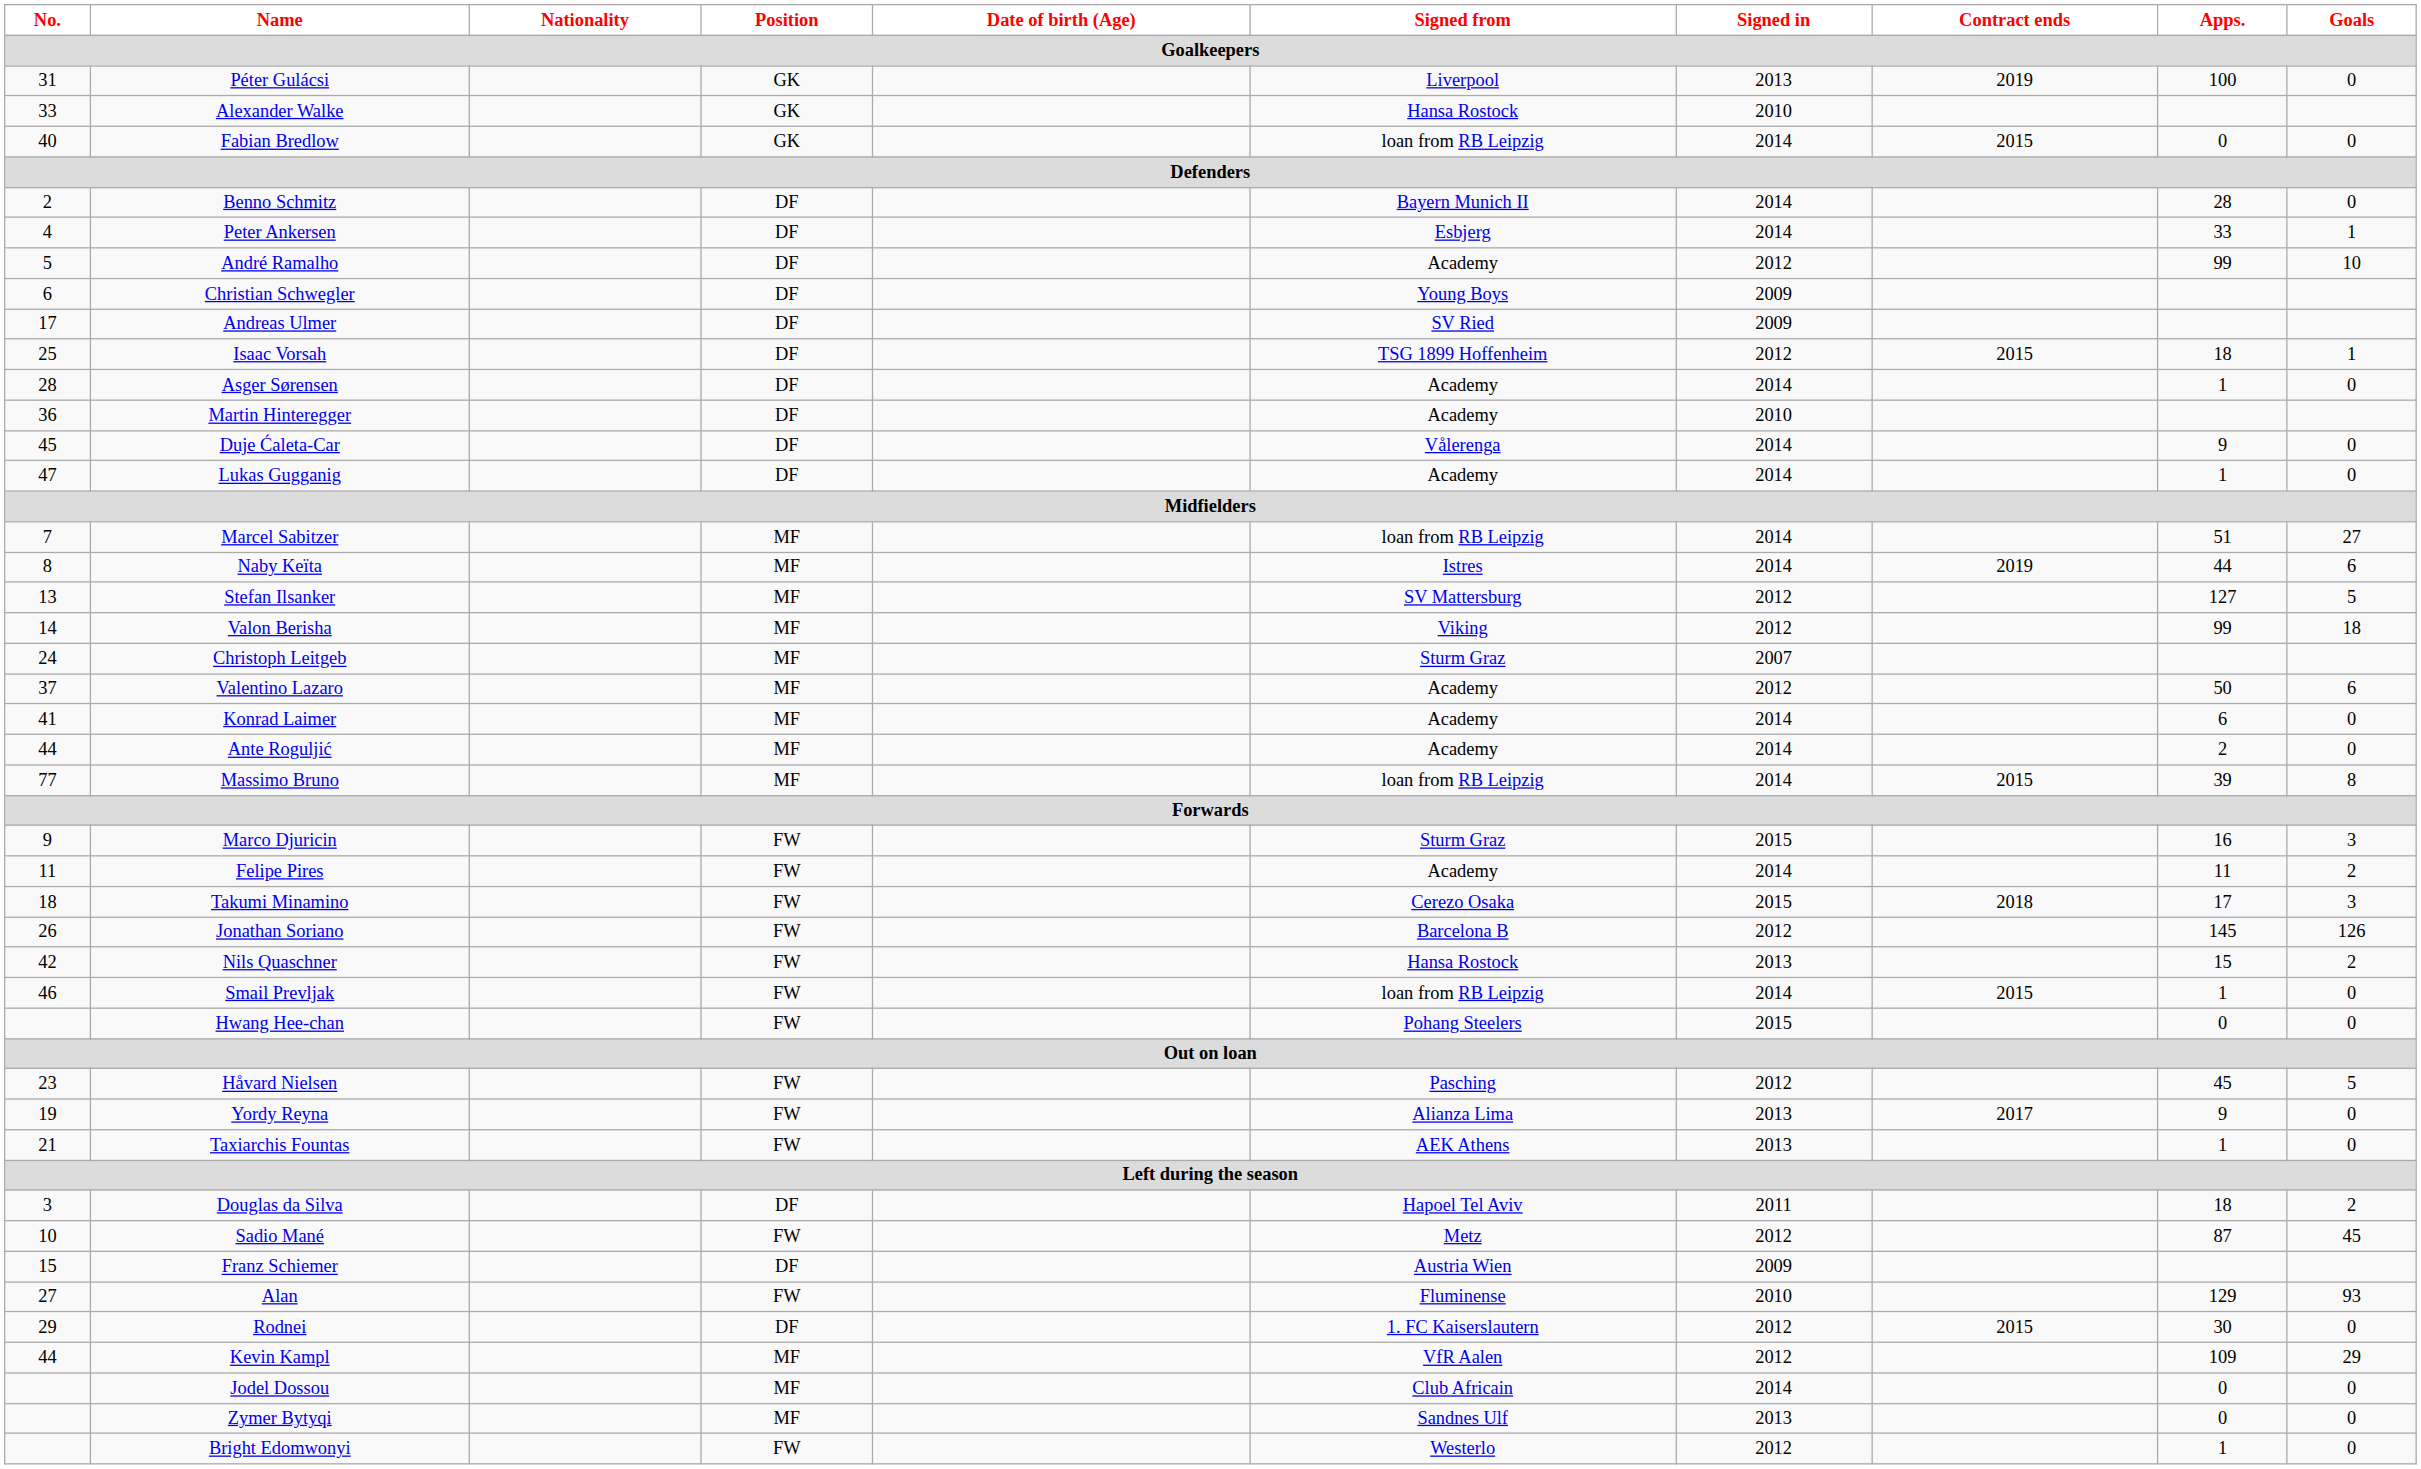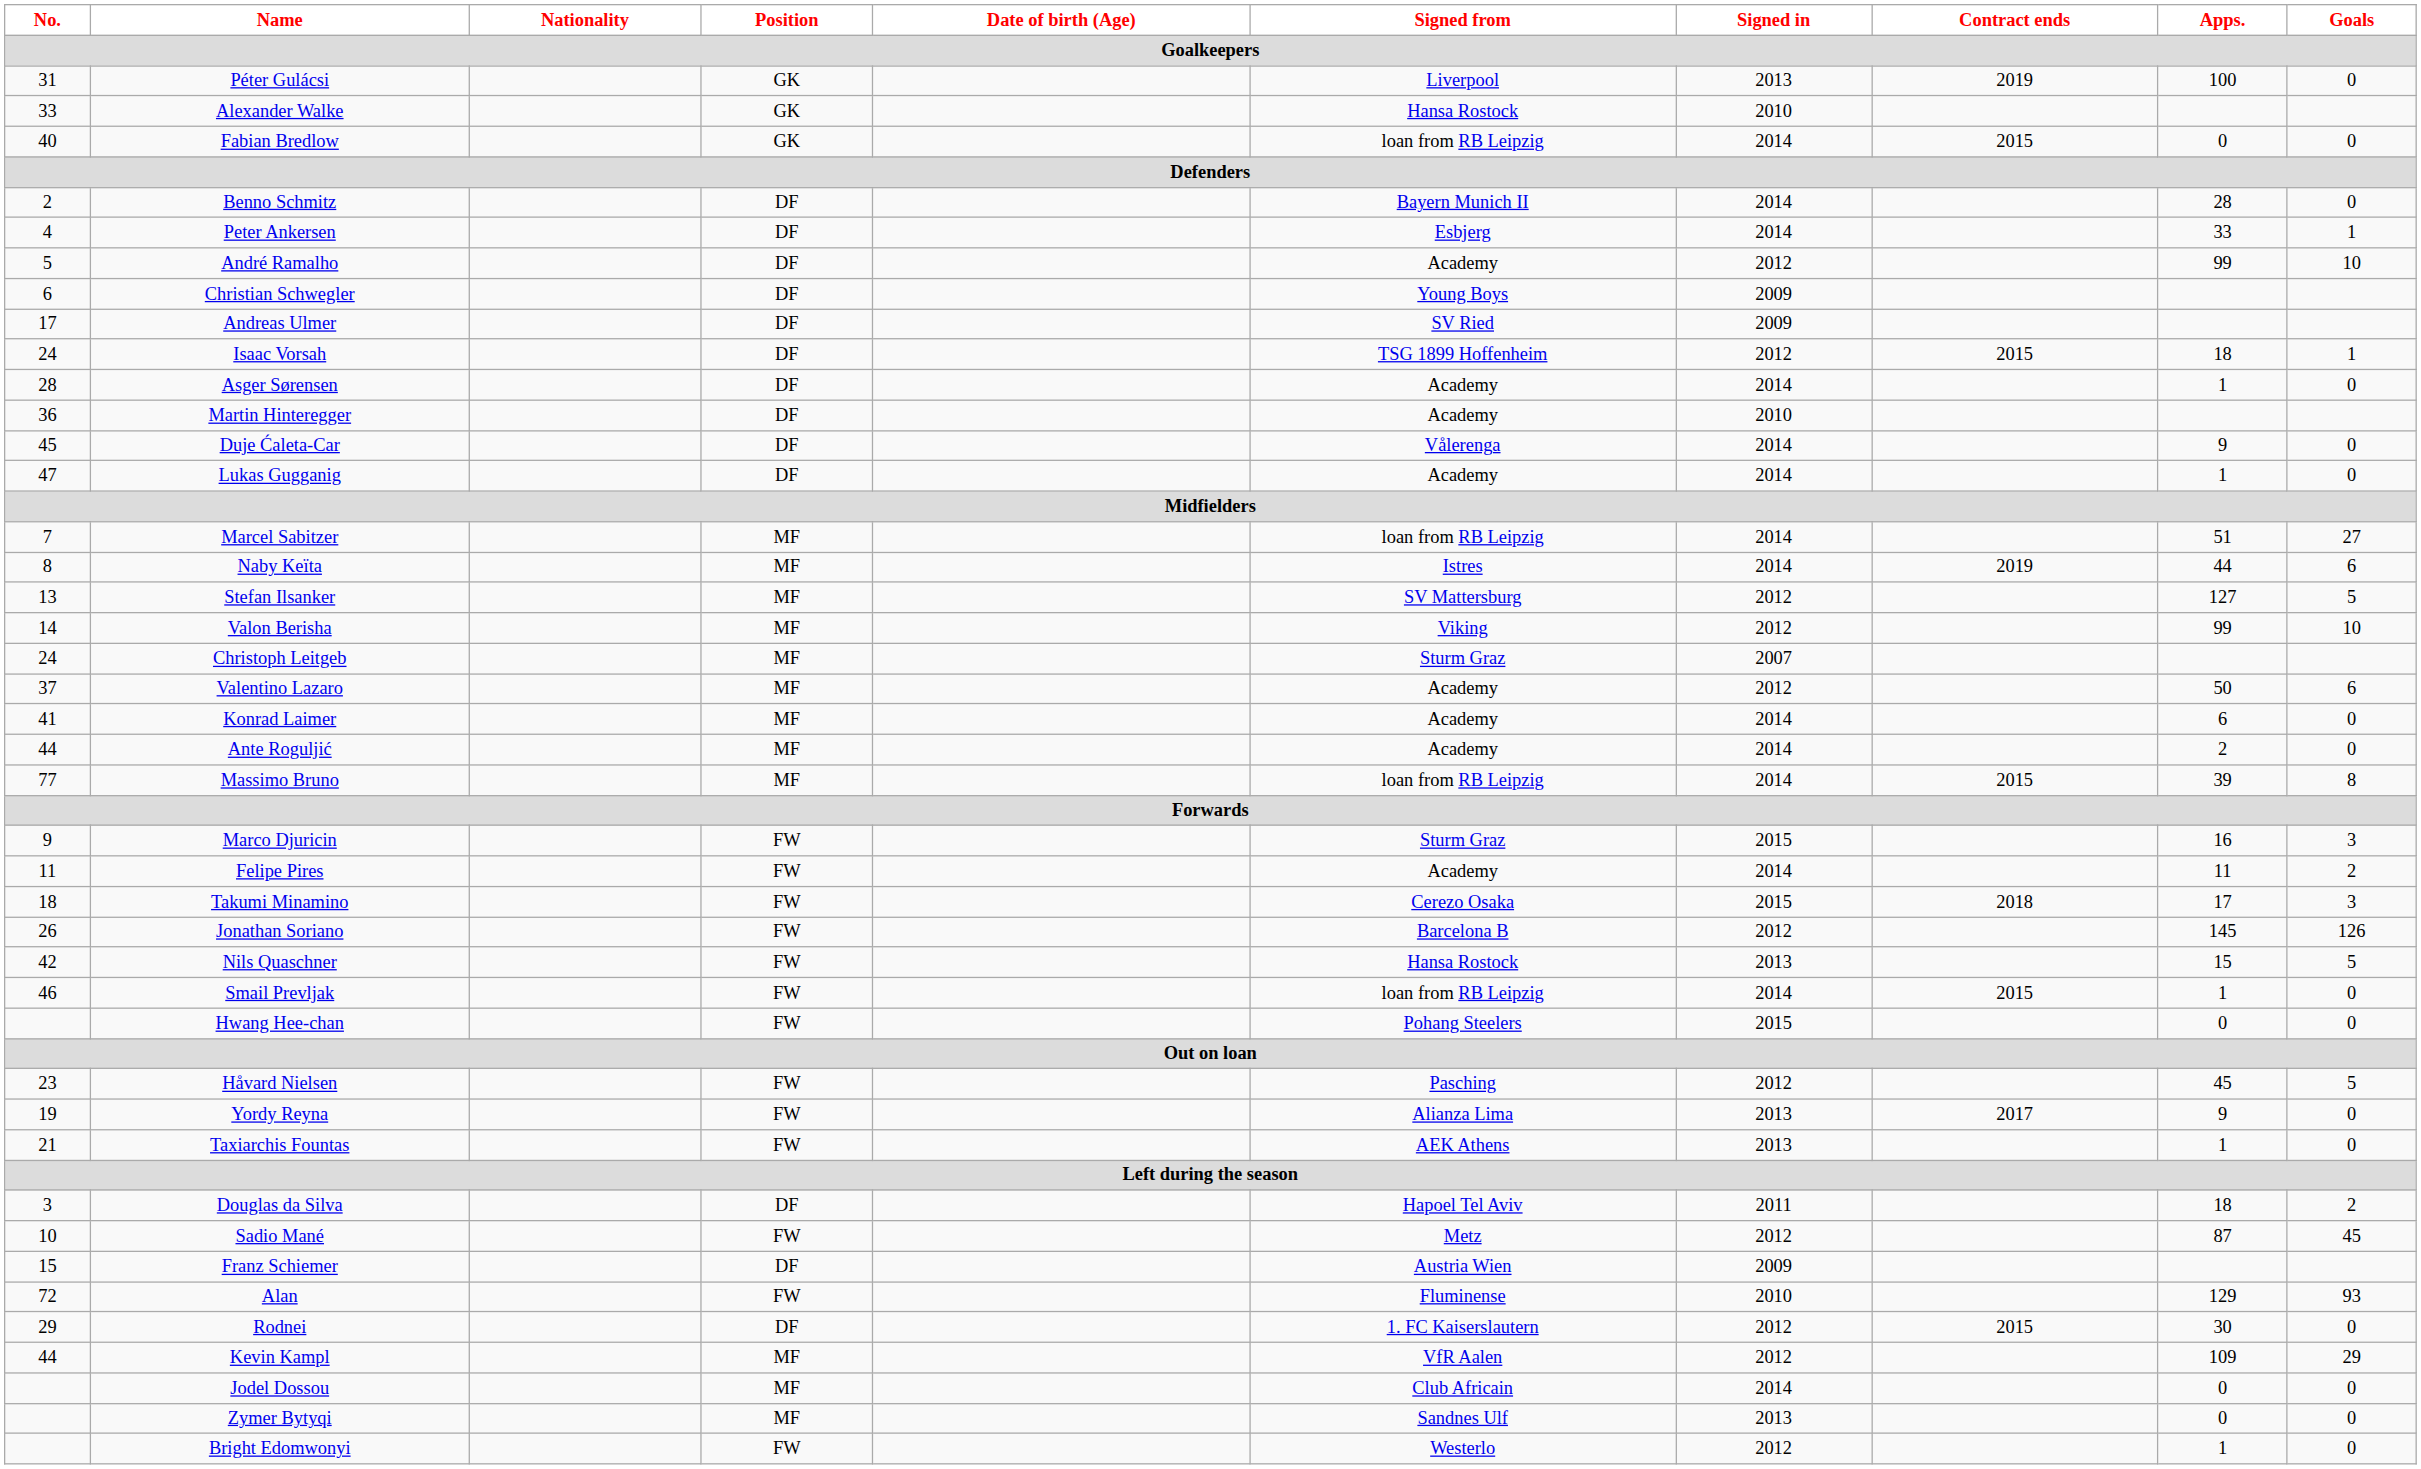(47, 354) 25 -> (47, 354) 24
(2352, 628) 18 -> (2352, 628) 10
(2352, 962) 2 -> (2352, 962) 5
(47, 1296) 27 -> (47, 1296) 72
